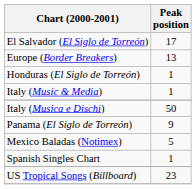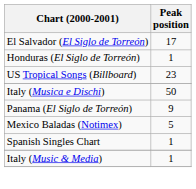- row: (62, 58)
rows swapped: (54, 91) <-> (72, 175)
